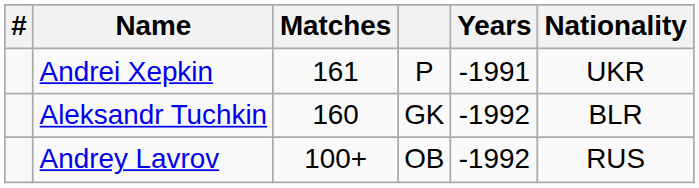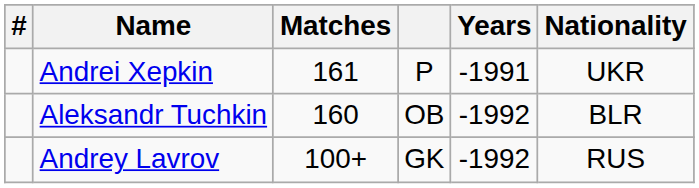(424, 114) GK -> (424, 114) OB
(424, 159) OB -> (424, 159) GK
